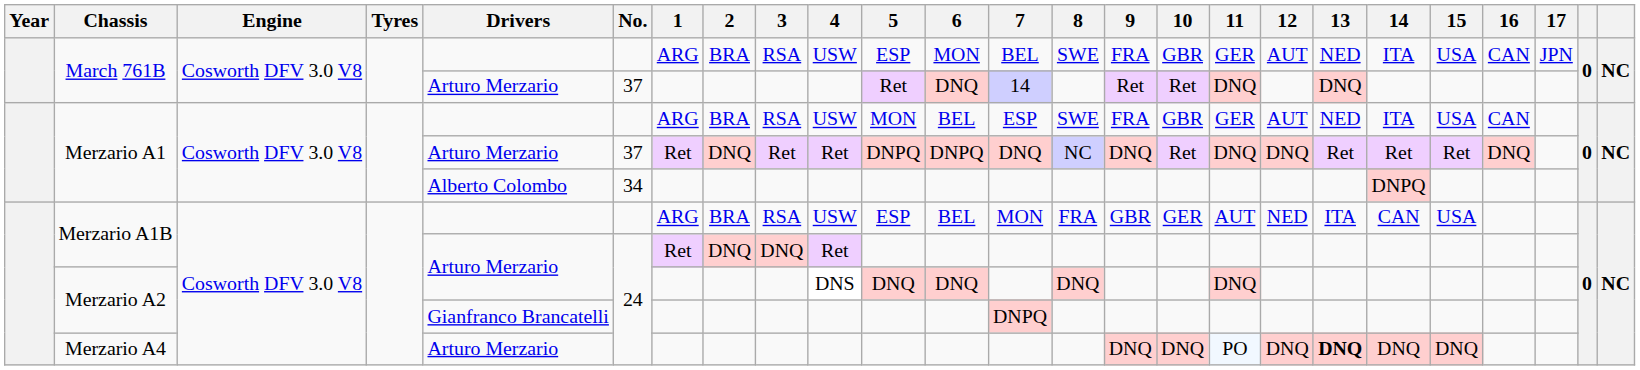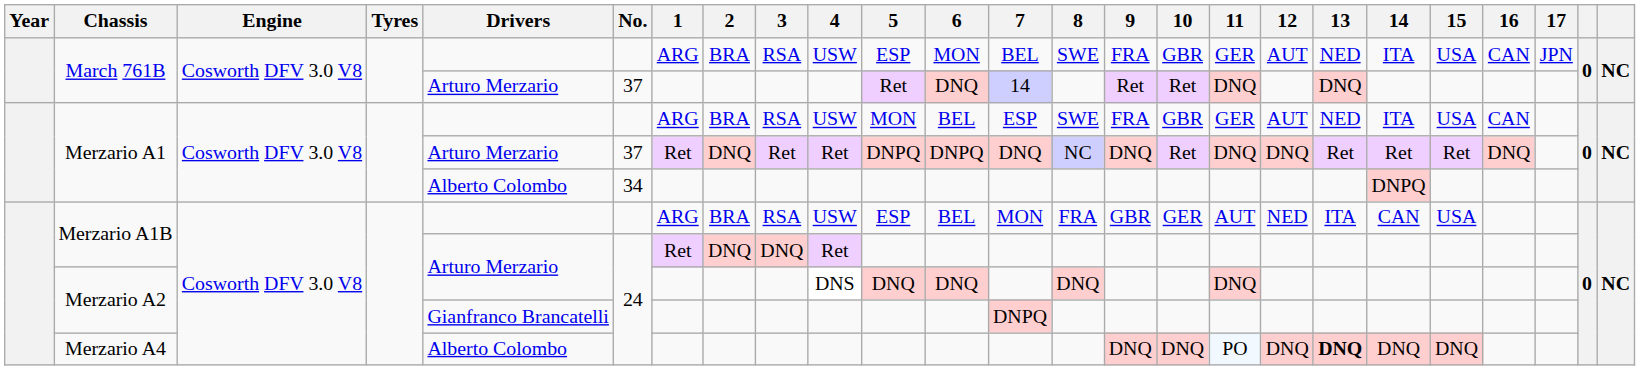(493, 349) Arturo Merzario -> (497, 349) Alberto Colombo
